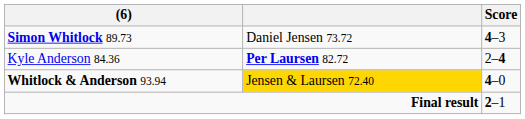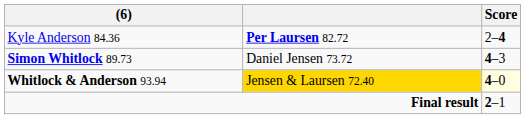rows swapped: (70, 37) <-> (64, 59)
(495, 80) no background -> (495, 80) lightyellow background
